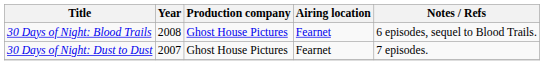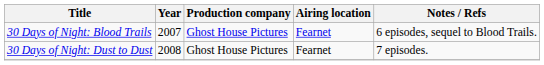(169, 32) 2008 -> (169, 32) 2007
(169, 50) 2007 -> (169, 50) 2008
